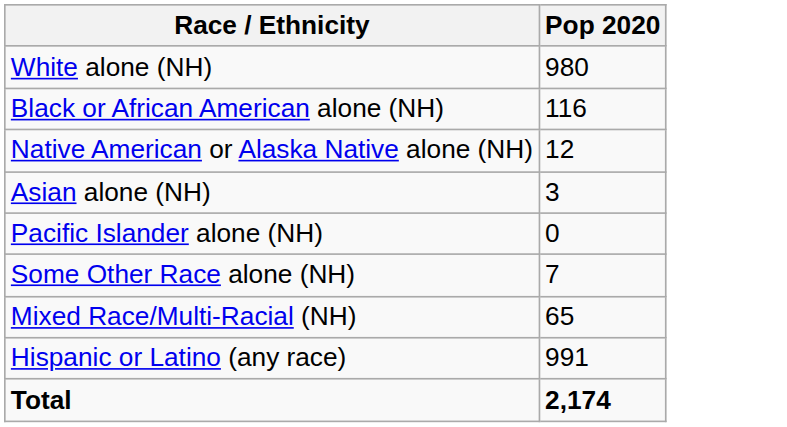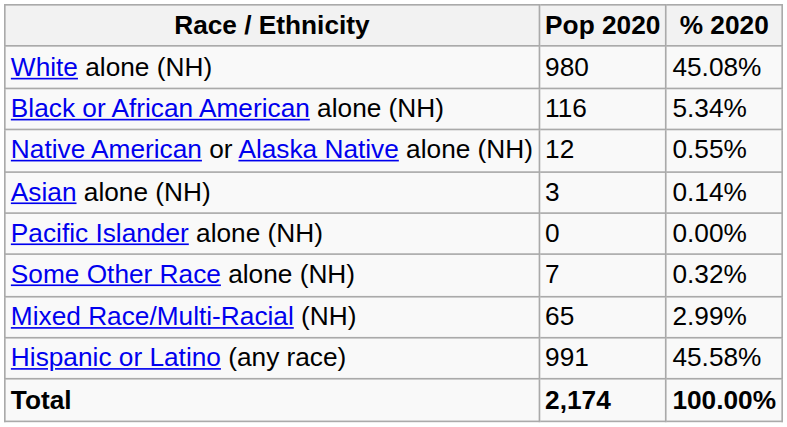+ column: (724, 25)
